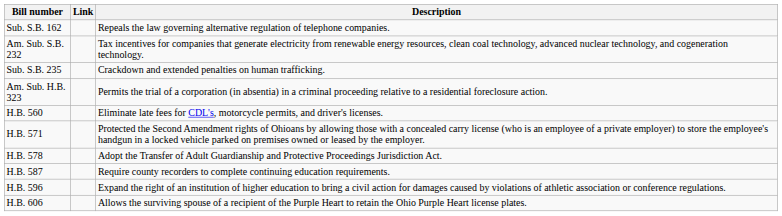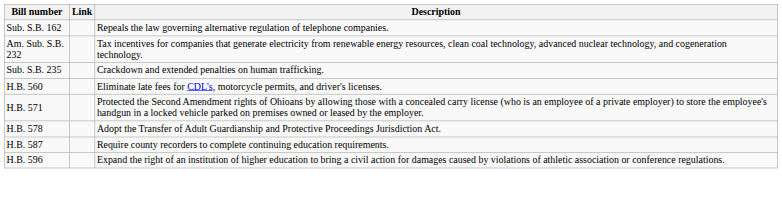- row: (36, 92)
- row: (25, 203)
